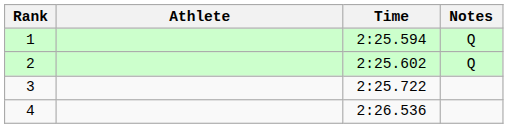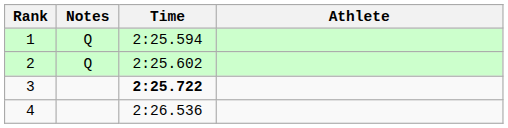columns swapped: (200, 16) <-> (471, 16)
(391, 88) normal -> (167, 88) bold
